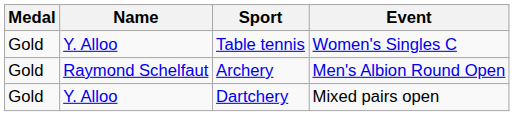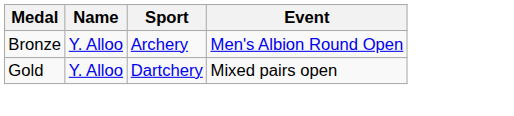- row: (260, 44)
(26, 70) Gold -> (35, 44) Bronze
(136, 70) Raymond Schelfaut -> (96, 44) Y. Alloo
